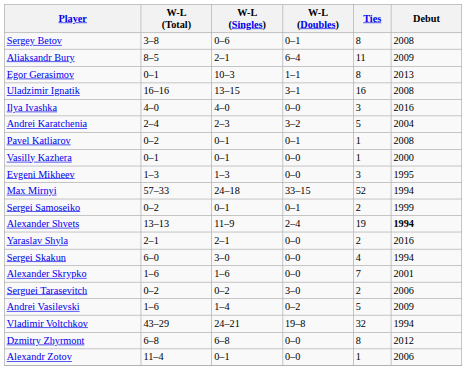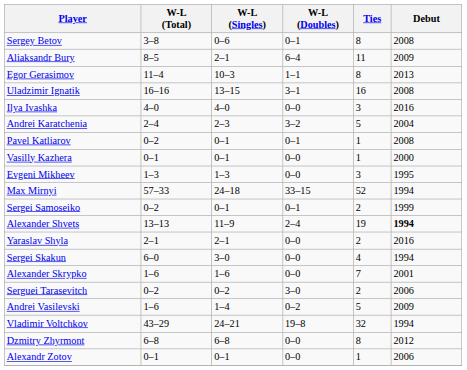(151, 74) 0–1 -> (154, 74) 11–4
(154, 356) 11–4 -> (151, 356) 0–1
